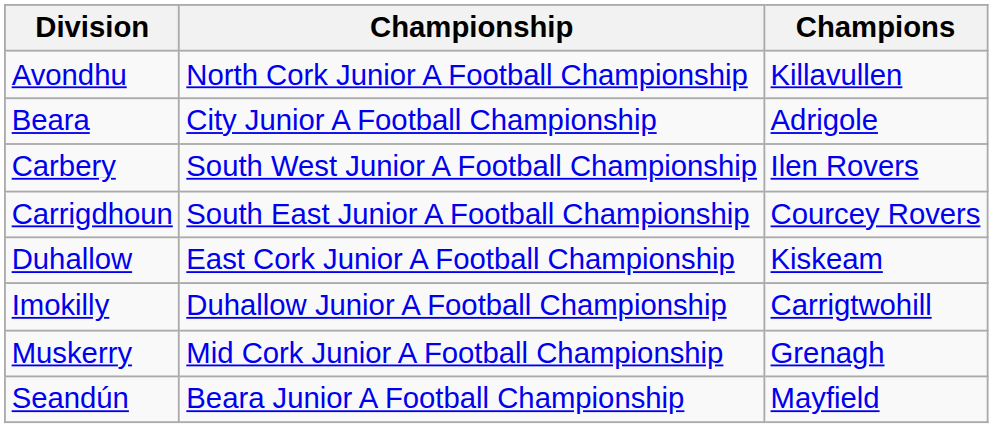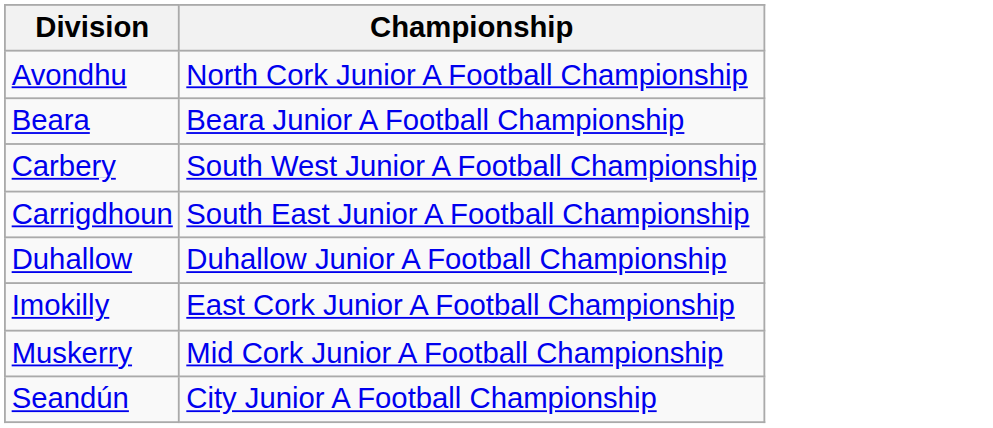- column: (876, 27)
(421, 120) City Junior A Football Championship -> (435, 120) Beara Junior A Football Championship
(461, 259) East Cork Junior A Football Championship -> (456, 259) Duhallow Junior A Football Championship
(456, 306) Duhallow Junior A Football Championship -> (461, 306) East Cork Junior A Football Championship
(435, 399) Beara Junior A Football Championship -> (421, 399) City Junior A Football Championship
